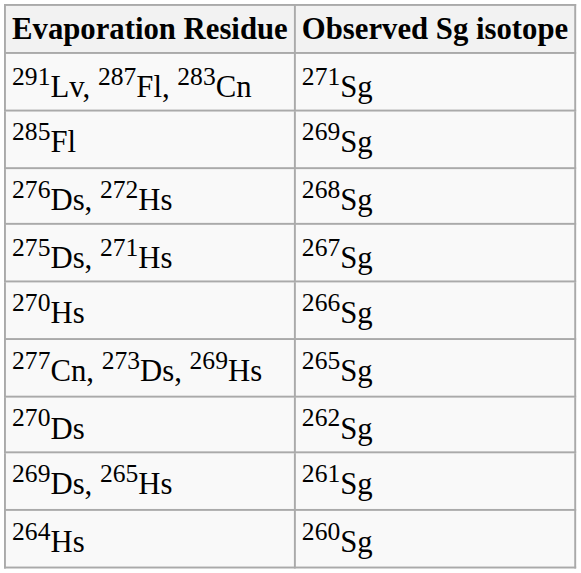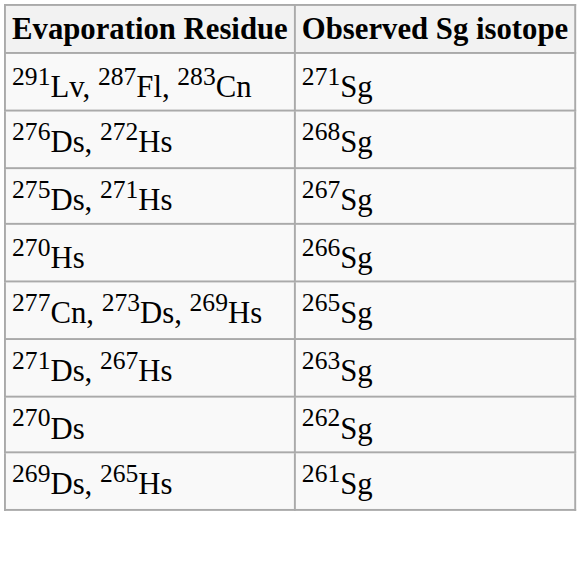- row: (44, 138)
+ row: (92, 366)
- row: (48, 537)
